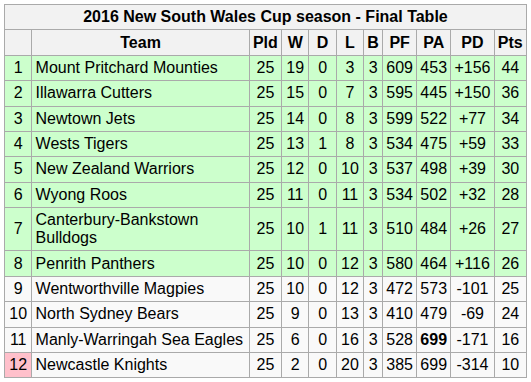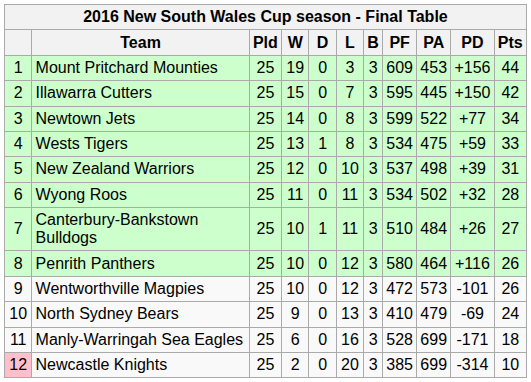(510, 93) 36 -> (510, 93) 42
(510, 169) 30 -> (510, 169) 31
(510, 288) 25 -> (510, 288) 26
(434, 339) bold -> (434, 339) normal
(510, 339) 16 -> (510, 339) 18
